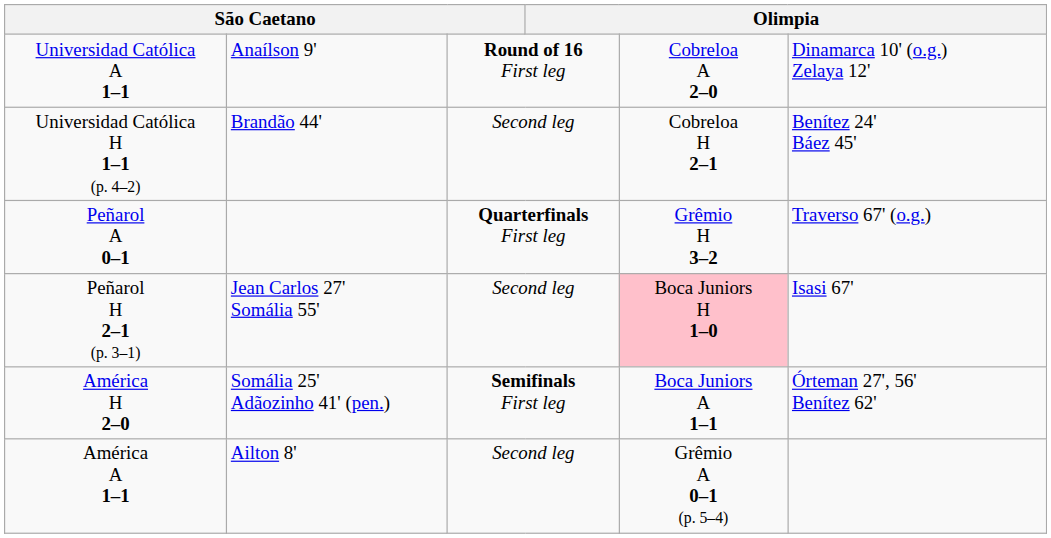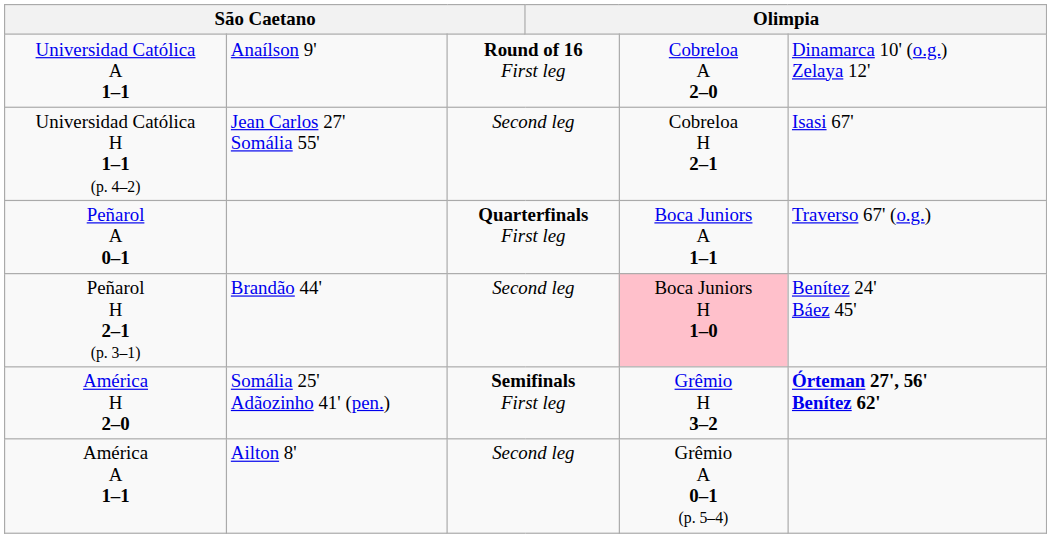(276, 121) Brandão 44' -> (288, 132) Jean Carlos 27' Somália 55'
(834, 132) Benítez 24' Báez 45' -> (823, 121) Isasi 67'
(703, 236) Grêmio H 3–2 -> (703, 236) Boca Juniors A 1–1
(288, 298) Jean Carlos 27' Somália 55' -> (276, 287) Brandão 44'
(823, 287) Isasi 67' -> (834, 298) Benítez 24' Báez 45'
(703, 402) Boca Juniors A 1–1 -> (703, 402) Grêmio H 3–2
(854, 392) normal -> (860, 392) bold
